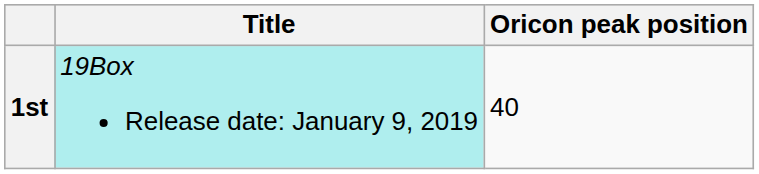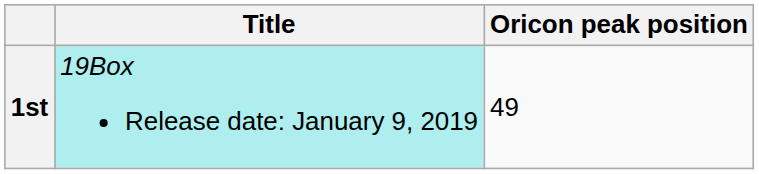(504, 106) 40 -> (504, 106) 49
